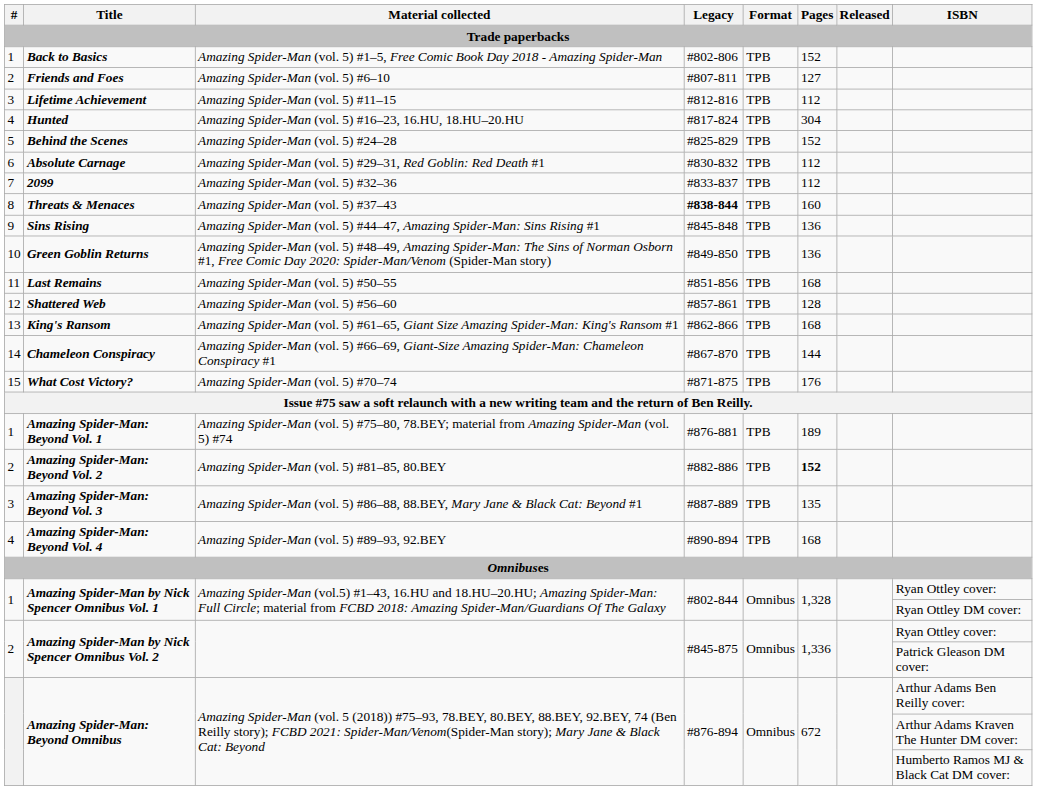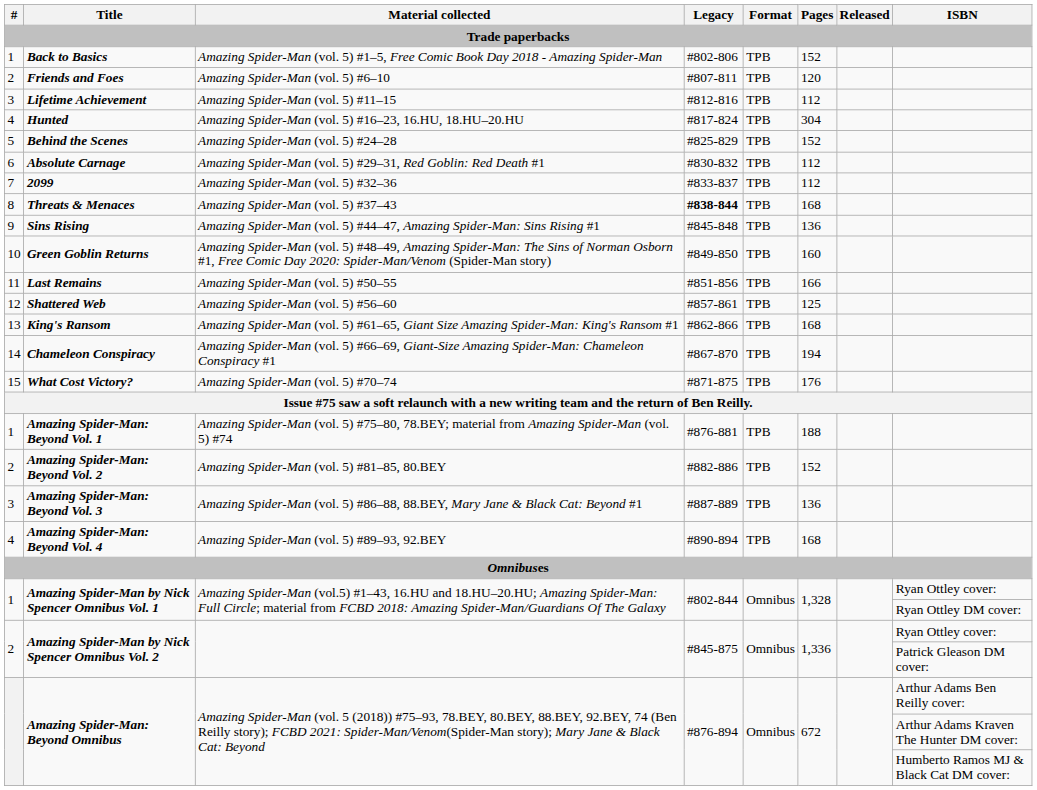(811, 78) 127 -> (811, 78) 120
(811, 204) 160 -> (811, 204) 168
(811, 254) 136 -> (811, 254) 160
(811, 282) 168 -> (811, 282) 166
(811, 303) 128 -> (811, 303) 125
(811, 353) 144 -> (811, 353) 194
(811, 431) 189 -> (811, 431) 188
(811, 467) bold -> (811, 467) normal
(811, 503) 135 -> (811, 503) 136
